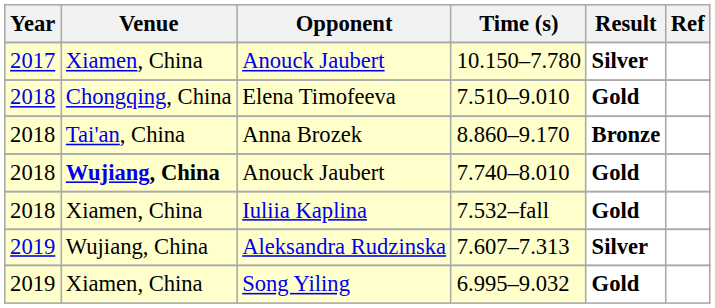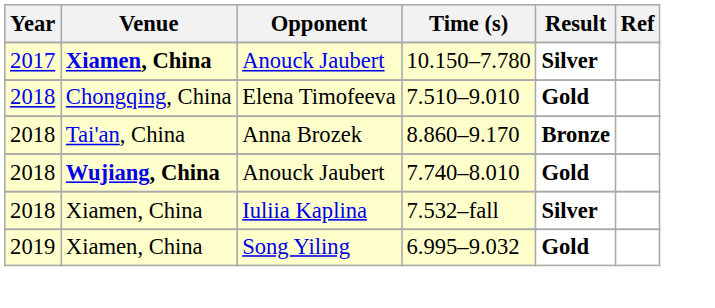(134, 60) normal -> (139, 60) bold
(615, 209) Gold -> (570, 209) Silver
- row: (513, 247)
